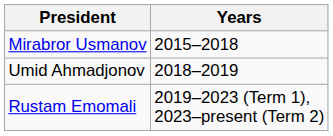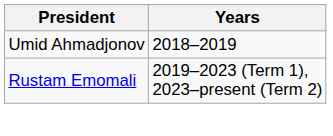- row: (77, 44)
